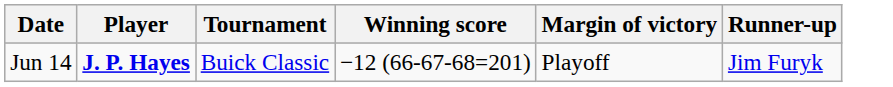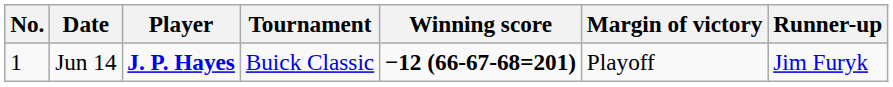+ column: (27, 23)
(435, 62) normal -> (481, 62) bold
